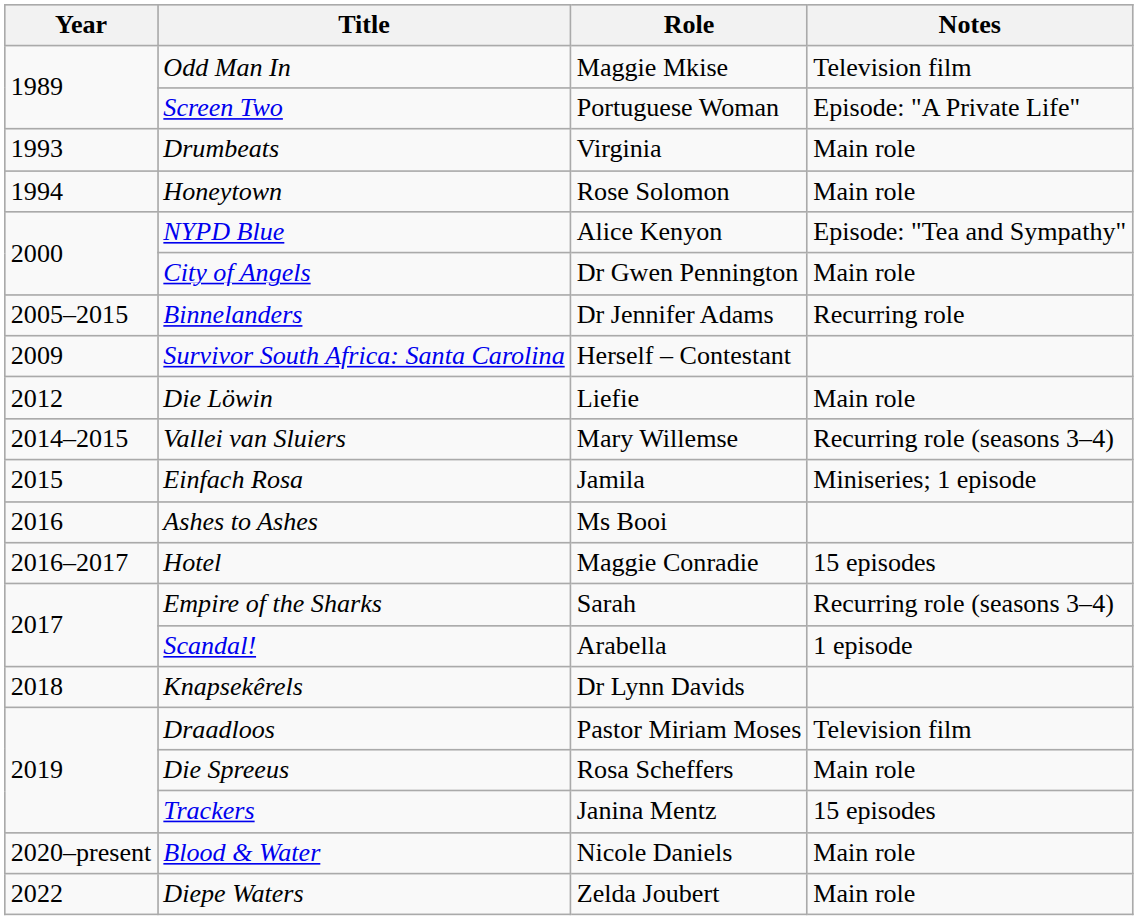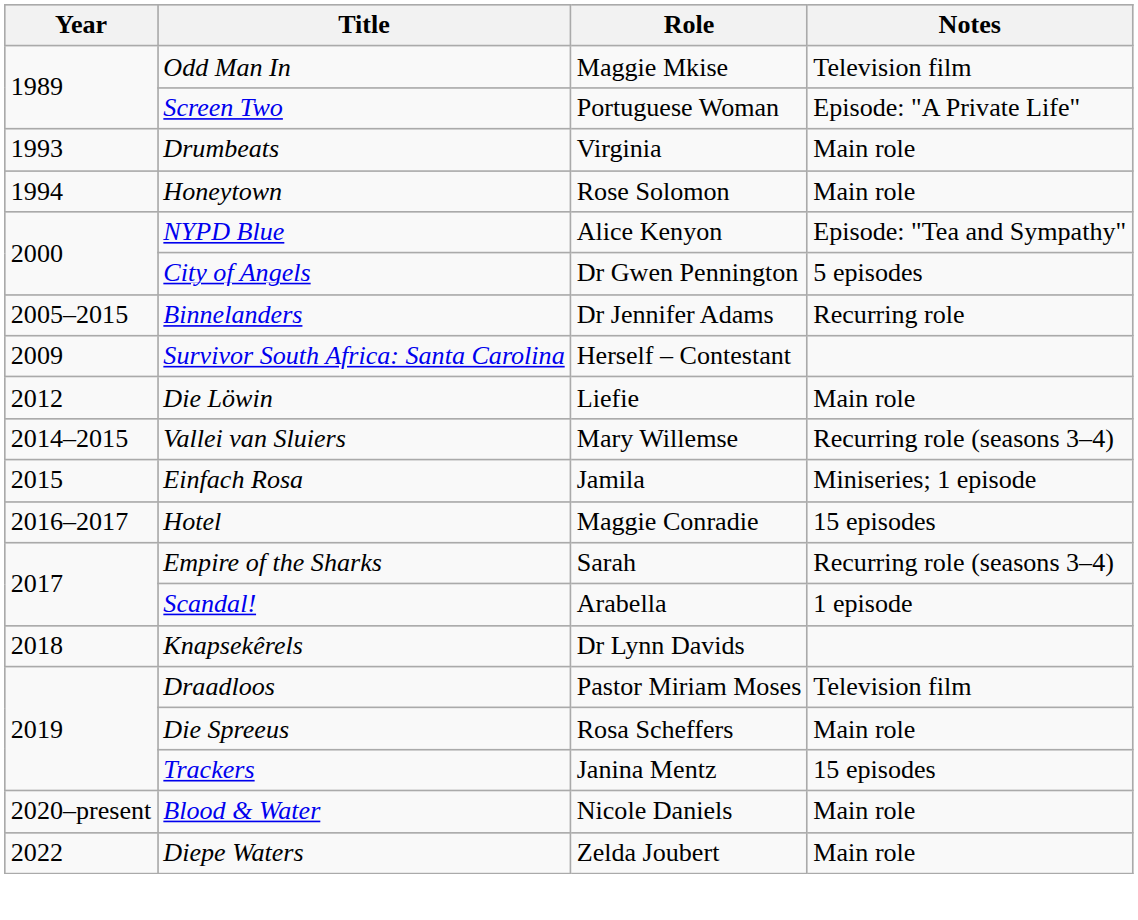(864, 273) Main role -> (868, 273) 5 episodes
- row: (241, 521)
